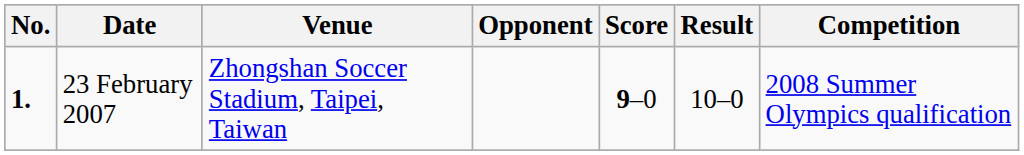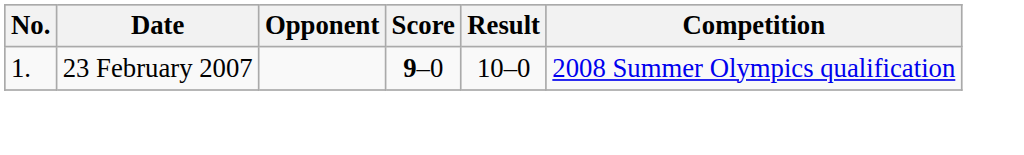- column: (337, 25)
(21, 98) bold -> (21, 68) normal
